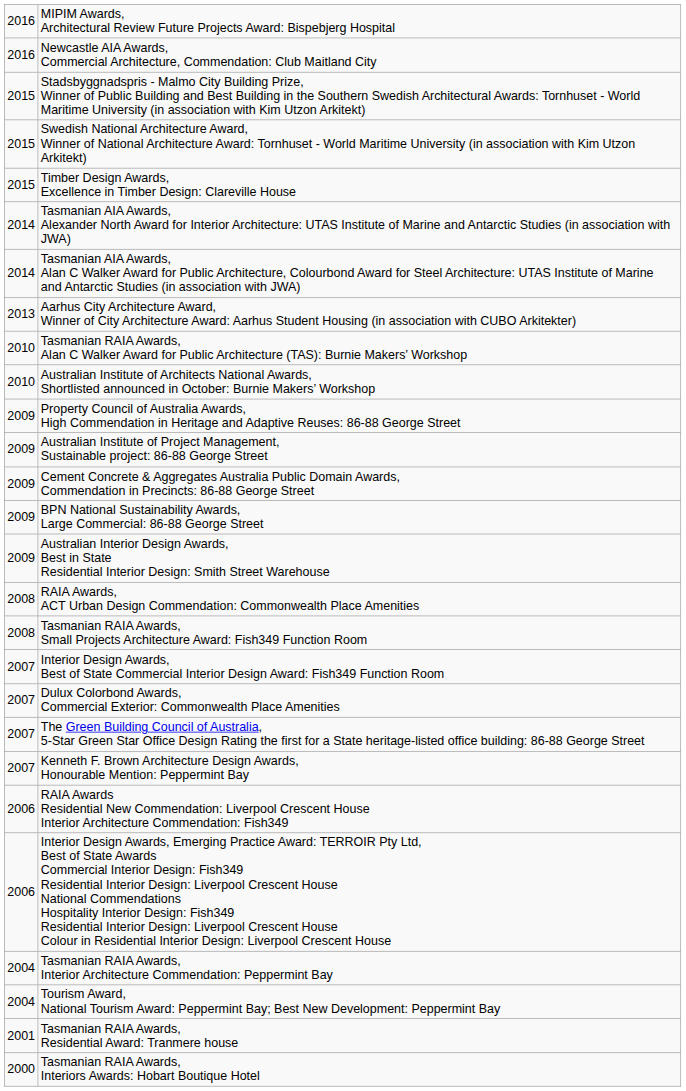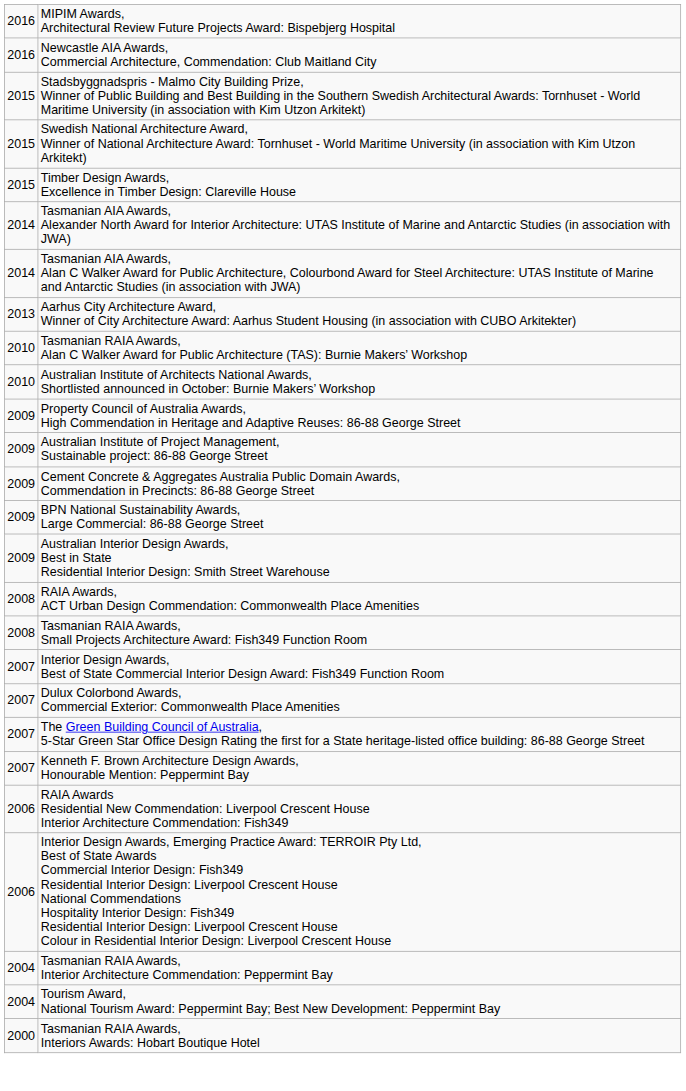- row: (140, 1035)
